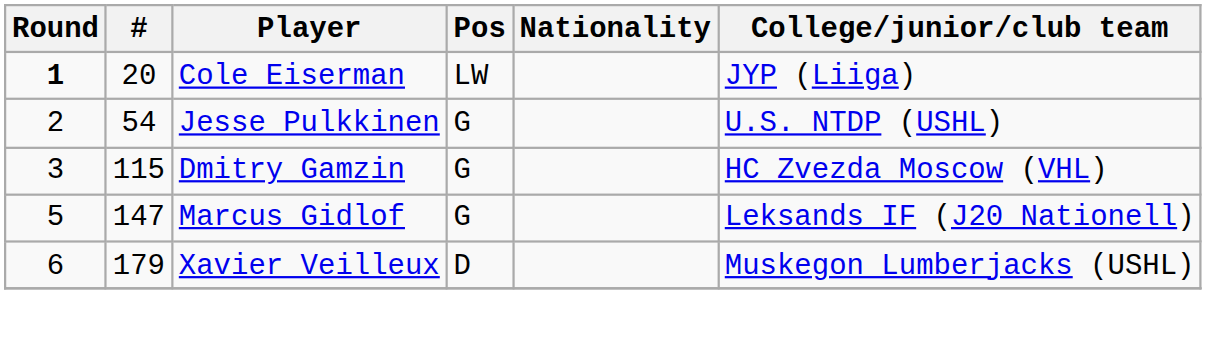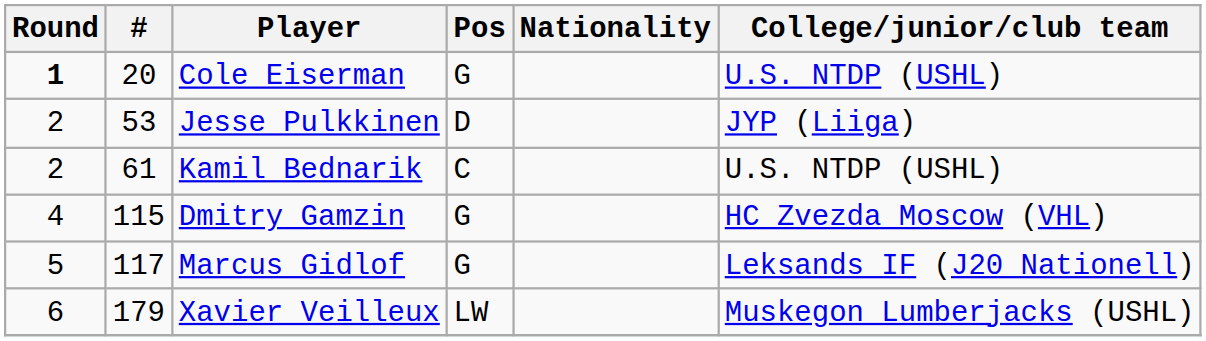(471, 76) LW -> (462, 76) G
(820, 76) JYP (Liiga) -> (864, 76) U.S. NTDP (USHL)
(139, 123) 54 -> (139, 123) 53
(462, 123) G -> (462, 123) D
(864, 123) U.S. NTDP (USHL) -> (820, 123) JYP (Liiga)
+ row: (301, 170)
(55, 170) 3 -> (55, 218) 4
(139, 218) 147 -> (139, 265) 117
(462, 265) D -> (471, 312) LW
